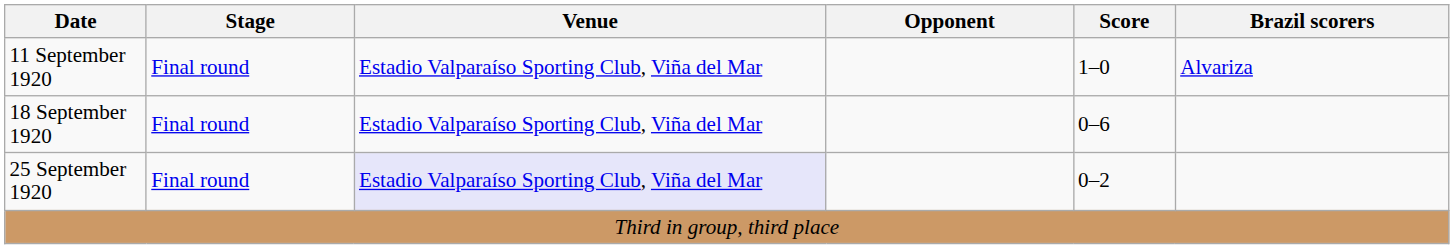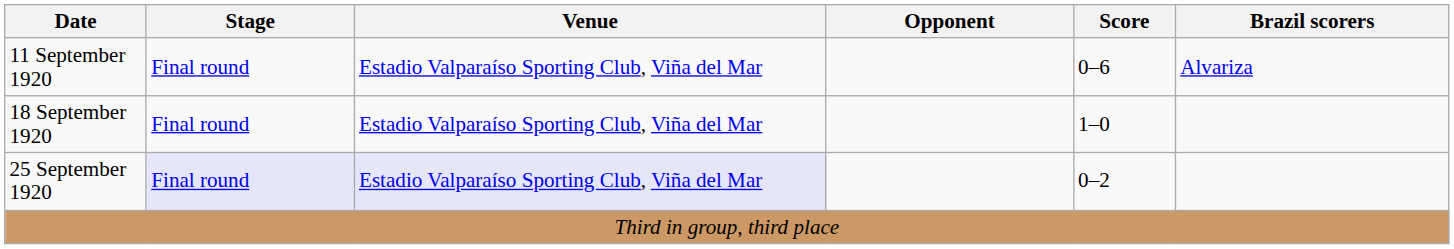(1094, 66) 1–0 -> (1094, 66) 0–6
(1094, 123) 0–6 -> (1094, 123) 1–0
(200, 181) no background -> (200, 181) lavender background
